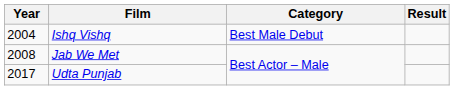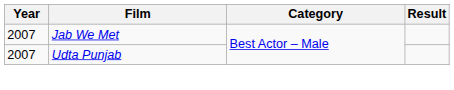- row: (81, 34)
(21, 54) 2008 -> (21, 34) 2007
(21, 74) 2017 -> (21, 54) 2007
